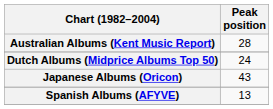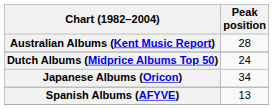(245, 78) 43 -> (245, 78) 34
